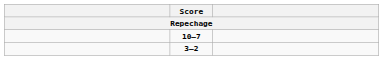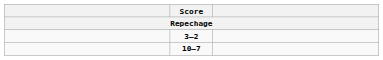rows swapped: (191, 49) <-> (191, 36)
